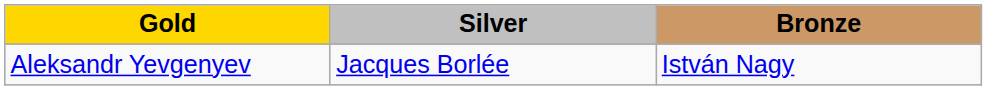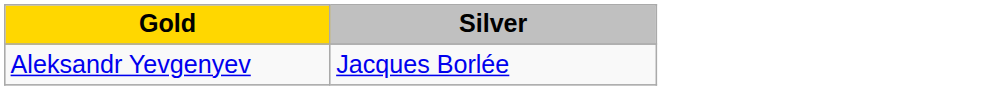- column: (819, 24)
